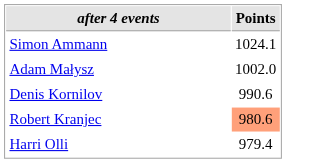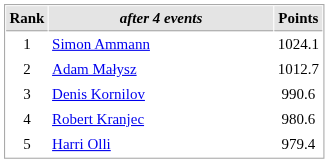+ column: (27, 18)
(256, 69) 1002.0 -> (298, 69) 1012.7
(256, 119) lightsalmon background -> (298, 119) no background
